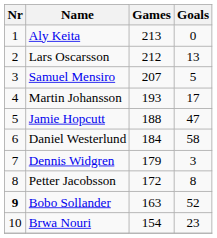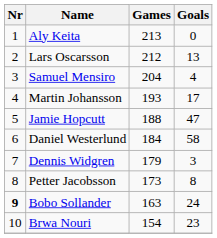(152, 77) 207 -> (152, 77) 204
(193, 77) 5 -> (193, 77) 4
(152, 181) 172 -> (152, 181) 173
(193, 202) 52 -> (193, 202) 24
